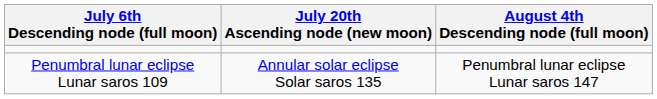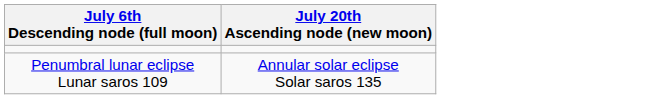- column: (544, 25)
